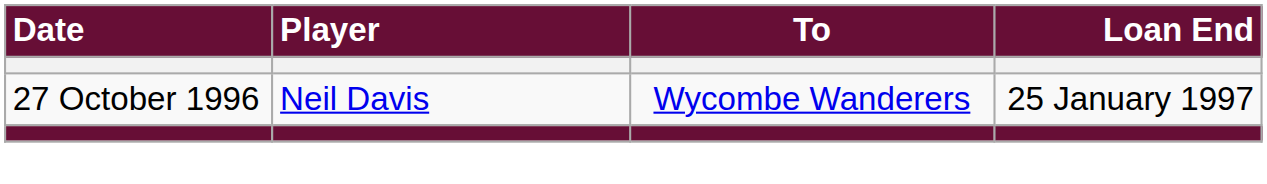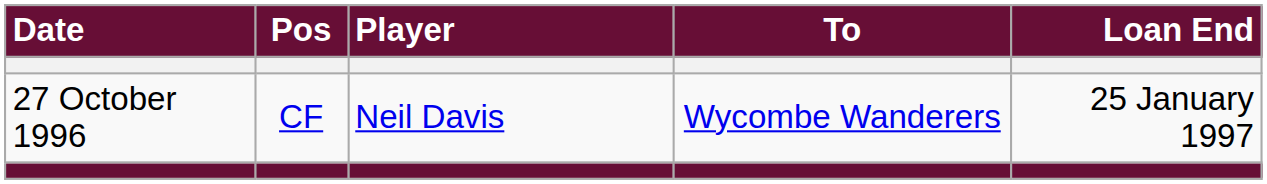+ column: (301, 65)
